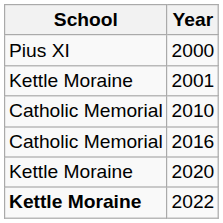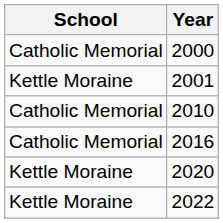(39, 50) Pius XI -> (86, 50) Catholic Memorial
(75, 202) bold -> (71, 202) normal
